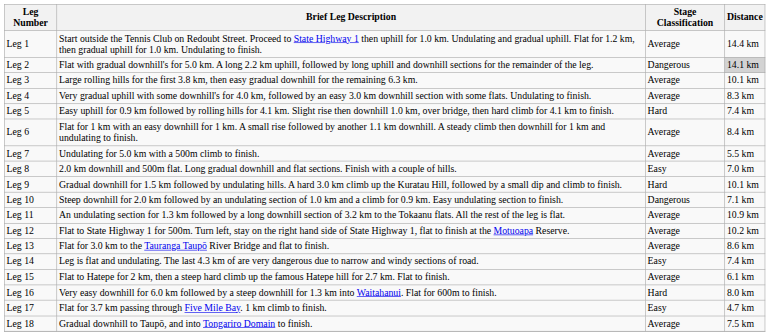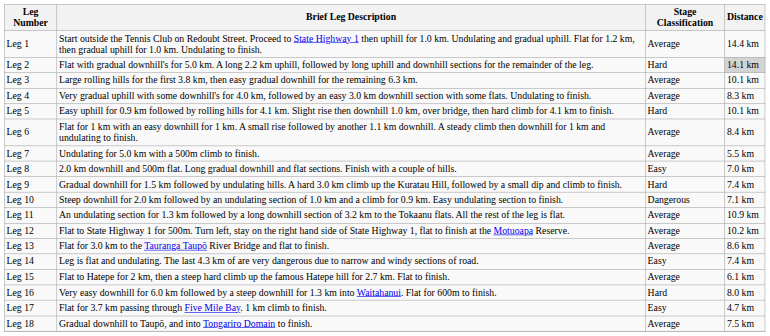(669, 65) Dangerous -> (657, 65) Hard
(740, 111) 7.4 km -> (743, 111) 10.1 km
(743, 184) 10.1 km -> (740, 184) 7.4 km
